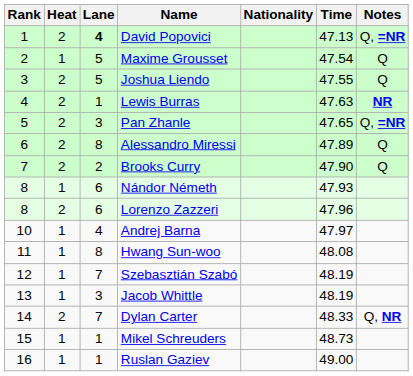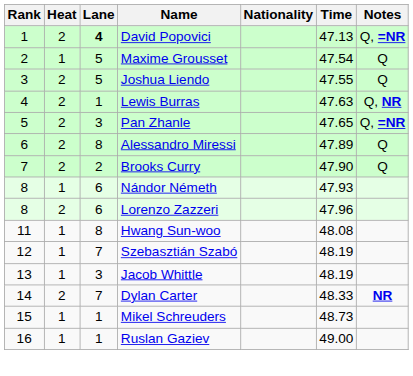(383, 101) NR -> (383, 101) Q, NR
- row: (161, 230)
(383, 317) Q, NR -> (383, 295) NR
